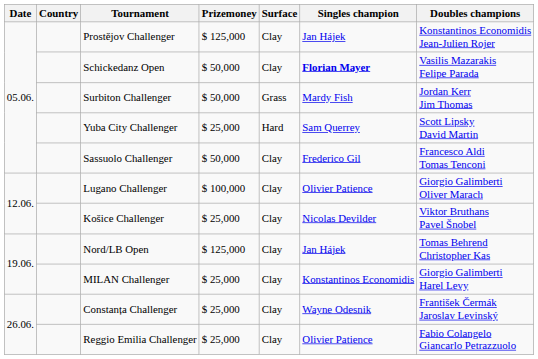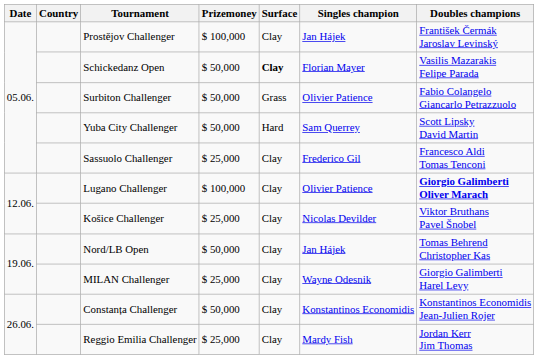(223, 36) $ 125,000 -> (223, 36) $ 100,000
(475, 36) Konstantinos Economidis Jean-Julien Rojer -> (459, 36) František Čermák Jaroslav Levinský
(272, 66) normal -> (273, 66) bold
(336, 66) bold -> (334, 66) normal
(327, 97) Mardy Fish -> (337, 97) Olivier Patience
(446, 97) Jordan Kerr Jim Thomas -> (468, 97) Fabio Colangelo Giancarlo Petrazzuolo
(221, 127) $ 25,000 -> (221, 127) $ 50,000
(221, 157) $ 50,000 -> (221, 157) $ 25,000
(461, 187) normal -> (464, 187) bold
(223, 248) $ 125,000 -> (221, 248) $ 50,000
(358, 278) Konstantinos Economidis -> (337, 278) Wayne Odesnik
(221, 308) $ 25,000 -> (221, 308) $ 50,000
(337, 308) Wayne Odesnik -> (358, 308) Konstantinos Economidis
(459, 308) František Čermák Jaroslav Levinský -> (475, 308) Konstantinos Economidis Jean-Julien Rojer
(337, 339) Olivier Patience -> (327, 339) Mardy Fish
(468, 339) Fabio Colangelo Giancarlo Petrazzuolo -> (446, 339) Jordan Kerr Jim Thomas
